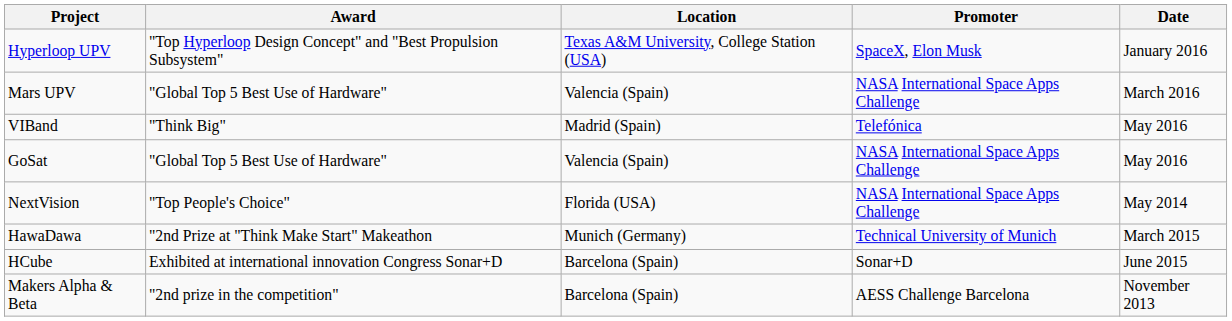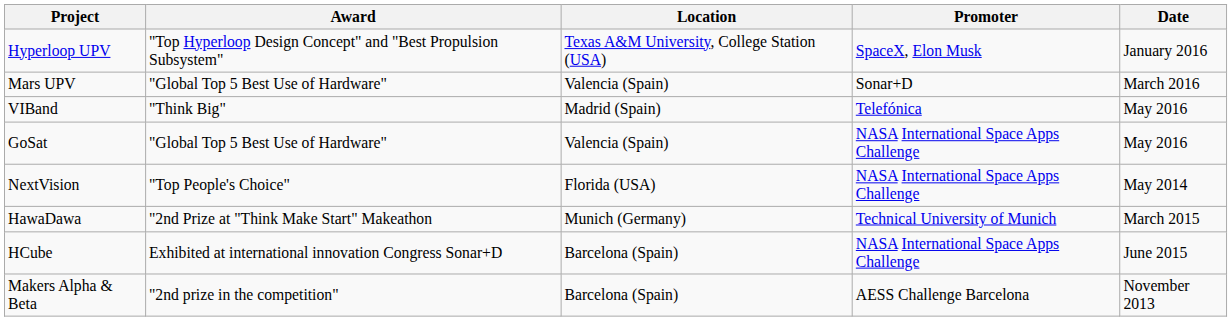(958, 93) NASA International Space Apps Challenge -> (884, 84) Sonar+D
(884, 261) Sonar+D -> (958, 252) NASA International Space Apps Challenge
